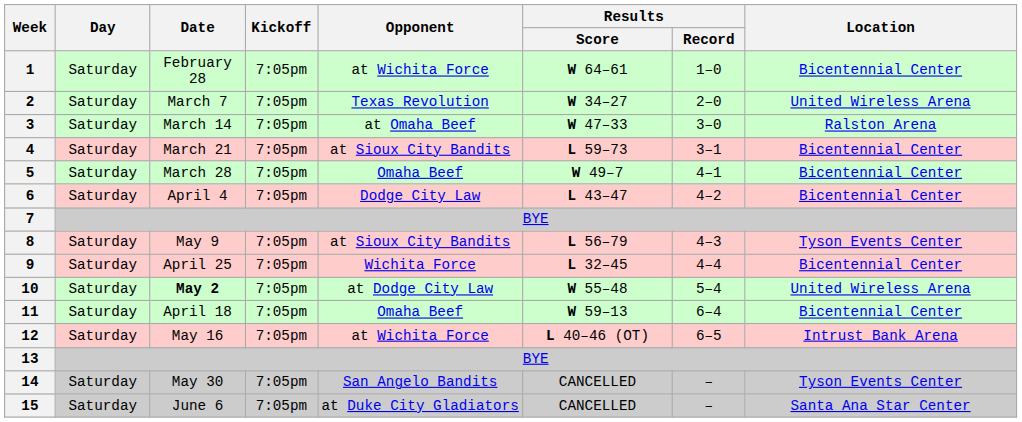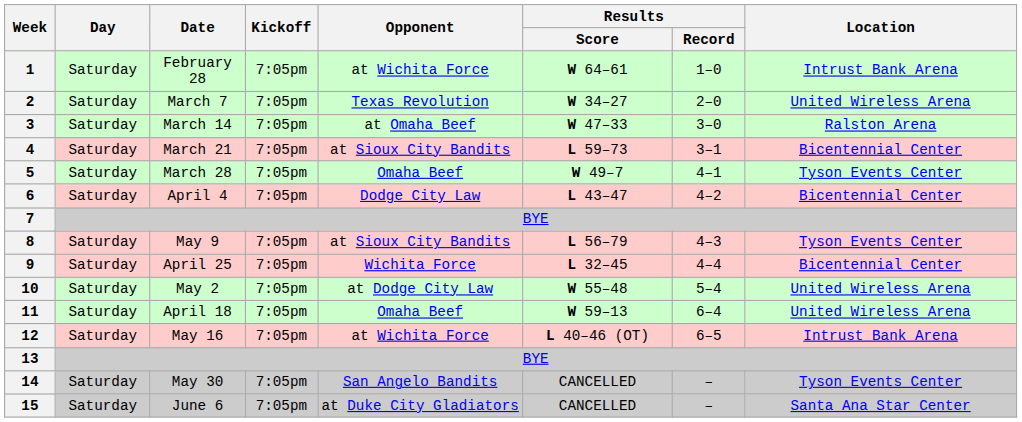(881, 71) Bicentennial Center -> (881, 71) Intrust Bank Arena
(881, 173) Bicentennial Center -> (881, 173) Tyson Events Center
(198, 289) bold -> (198, 289) normal
(881, 312) Bicentennial Center -> (881, 312) United Wireless Arena
